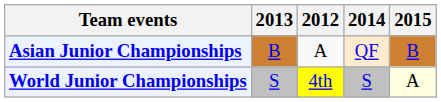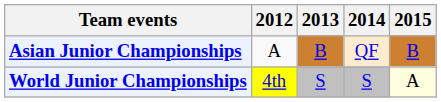columns swapped: (320, 20) <-> (274, 20)
